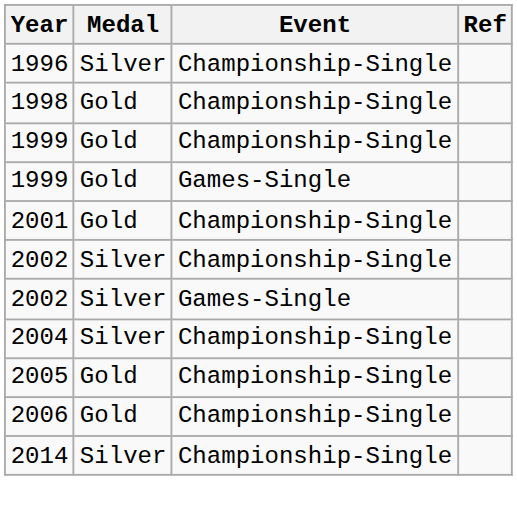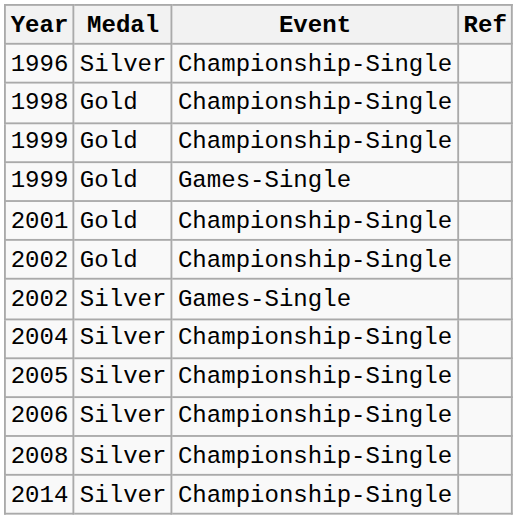(123, 260) Silver -> (109, 260) Gold
(109, 377) Gold -> (123, 377) Silver
(109, 416) Gold -> (123, 416) Silver
+ row: (40, 456)
